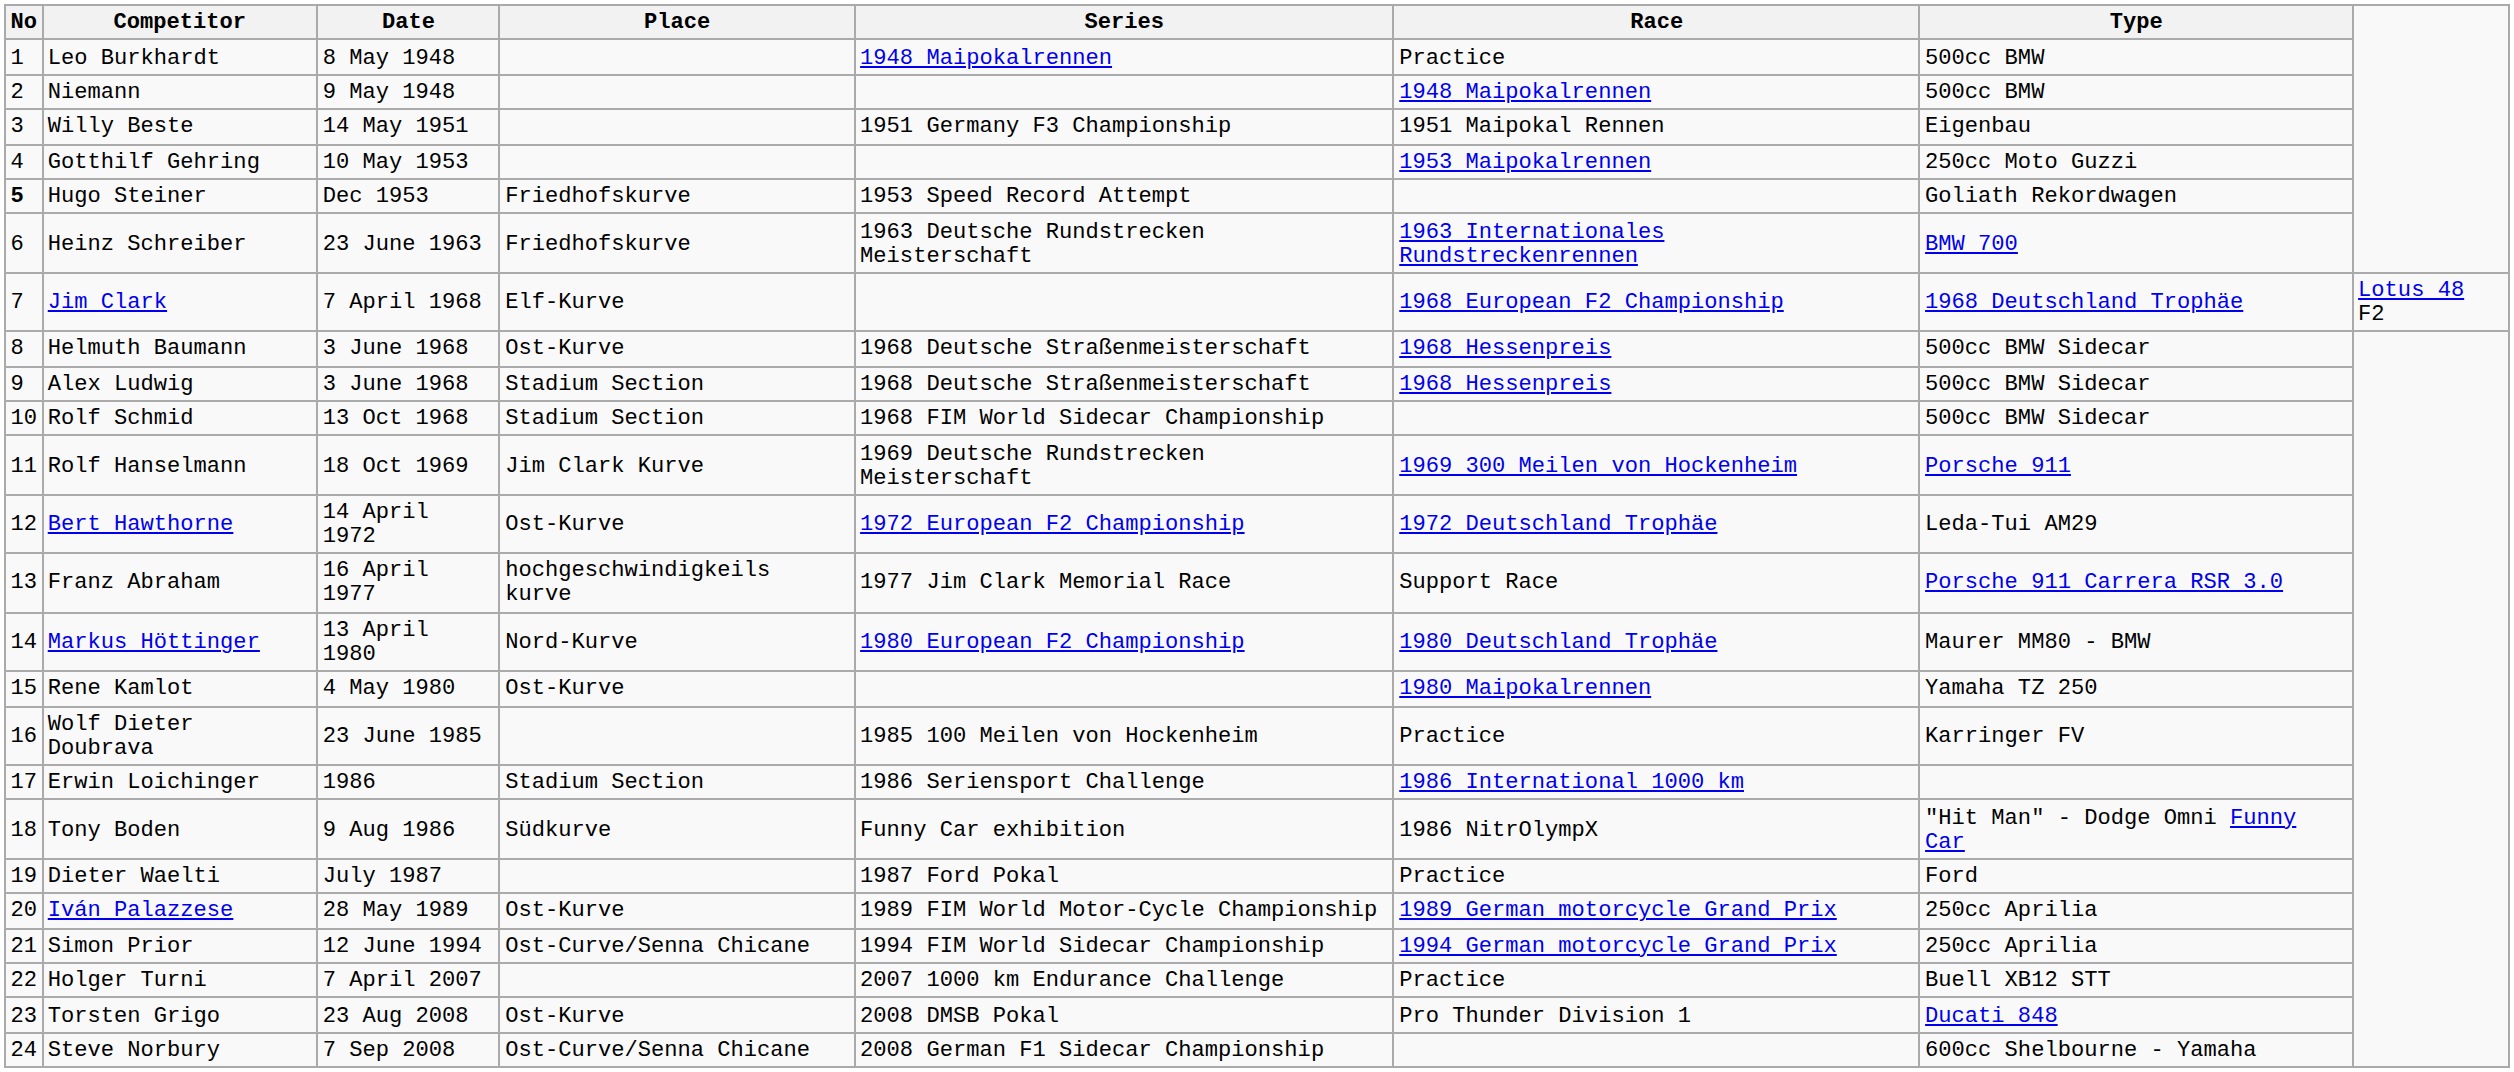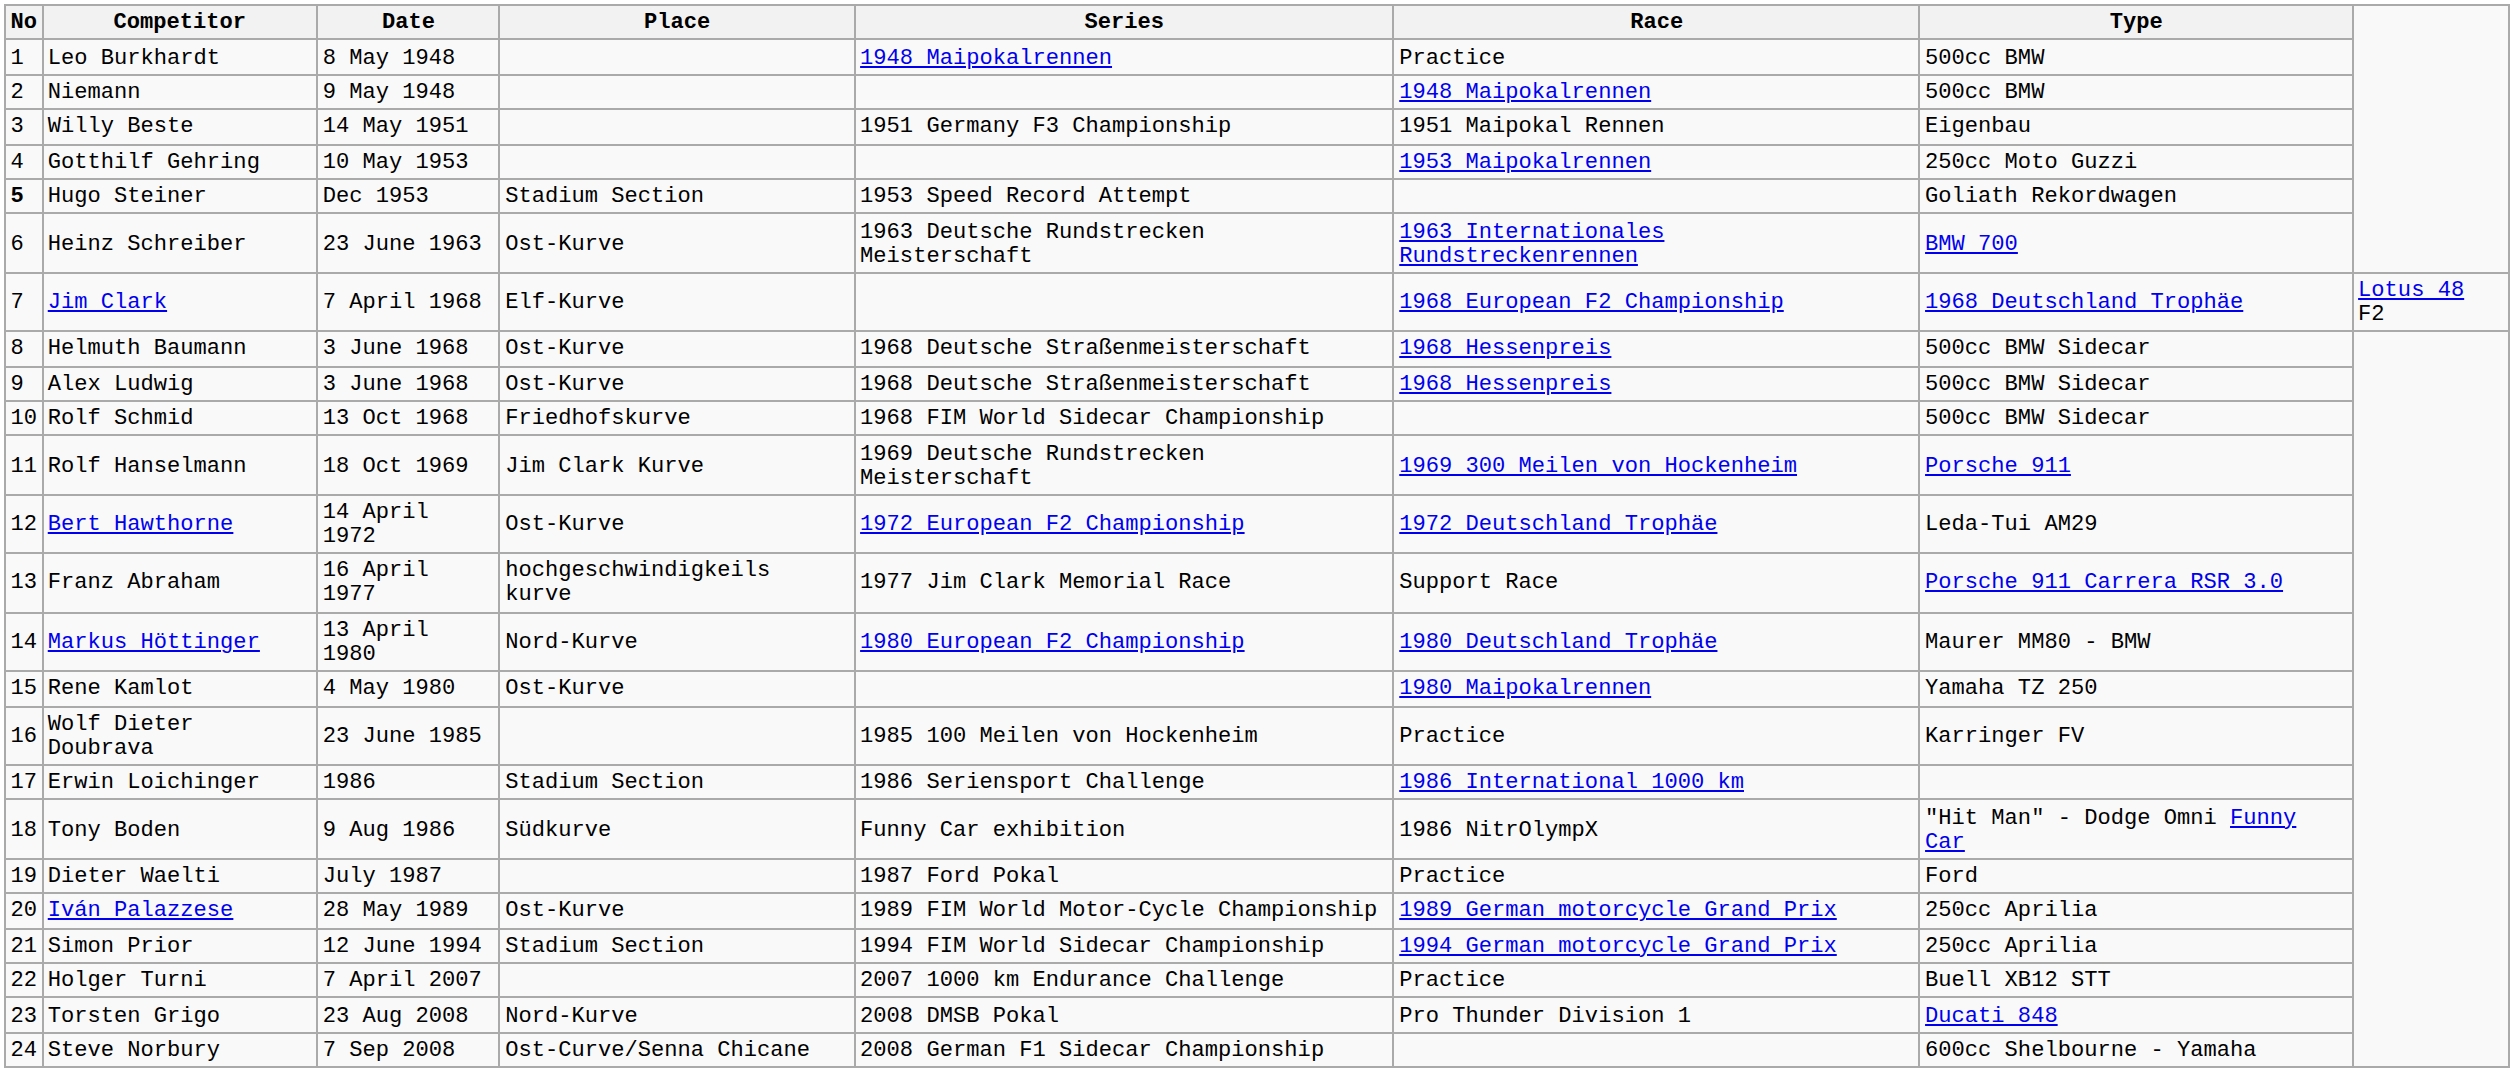(598, 197) Friedhofskurve -> (605, 197) Stadium Section
(598, 243) Friedhofskurve -> (565, 243) Ost-Kurve
(605, 384) Stadium Section -> (565, 384) Ost-Kurve
(605, 419) Stadium Section -> (598, 419) Friedhofskurve
(658, 946) Ost-Curve/Senna Chicane -> (605, 946) Stadium Section
(565, 1015) Ost-Kurve -> (571, 1015) Nord-Kurve
